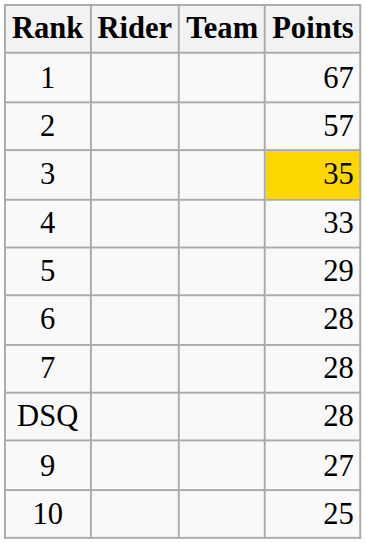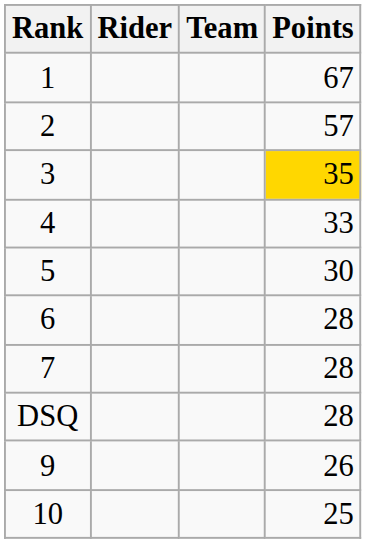(338, 271) 29 -> (338, 271) 30
(338, 464) 27 -> (338, 464) 26
